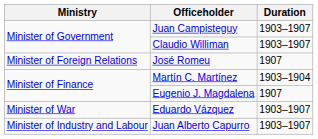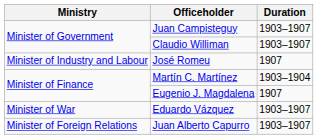(72, 61) Minister of Foreign Relations -> (77, 61) Minister of Industry and Labour
(77, 126) Minister of Industry and Labour -> (72, 126) Minister of Foreign Relations
